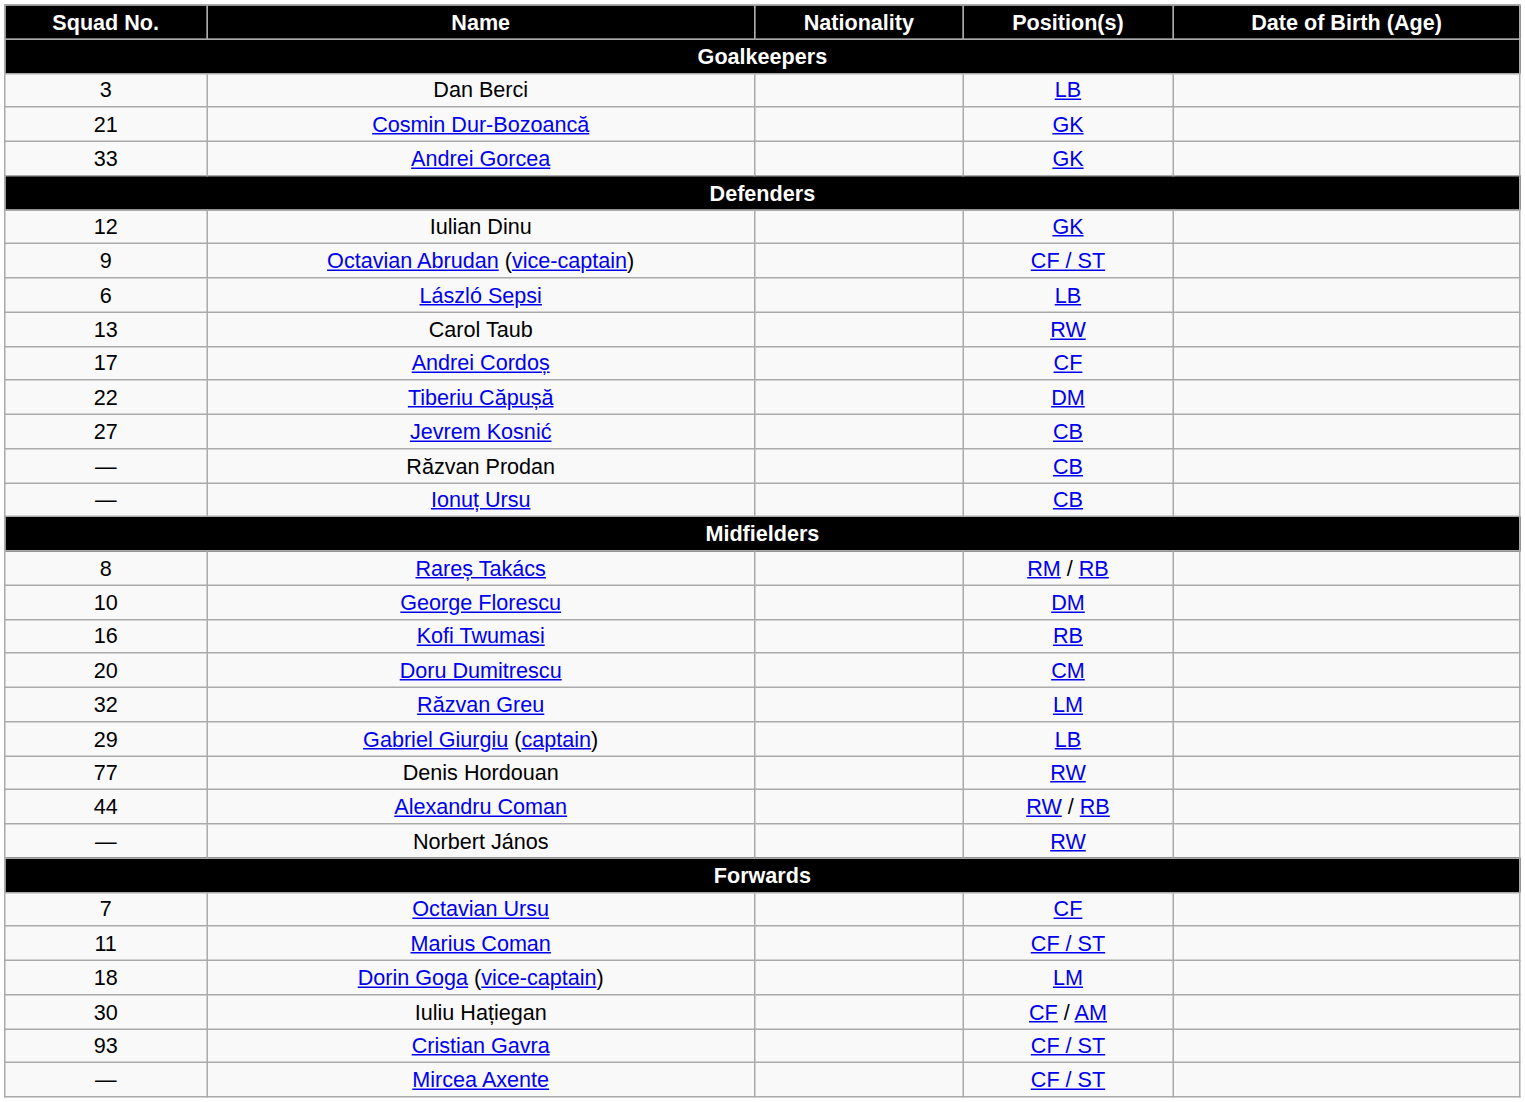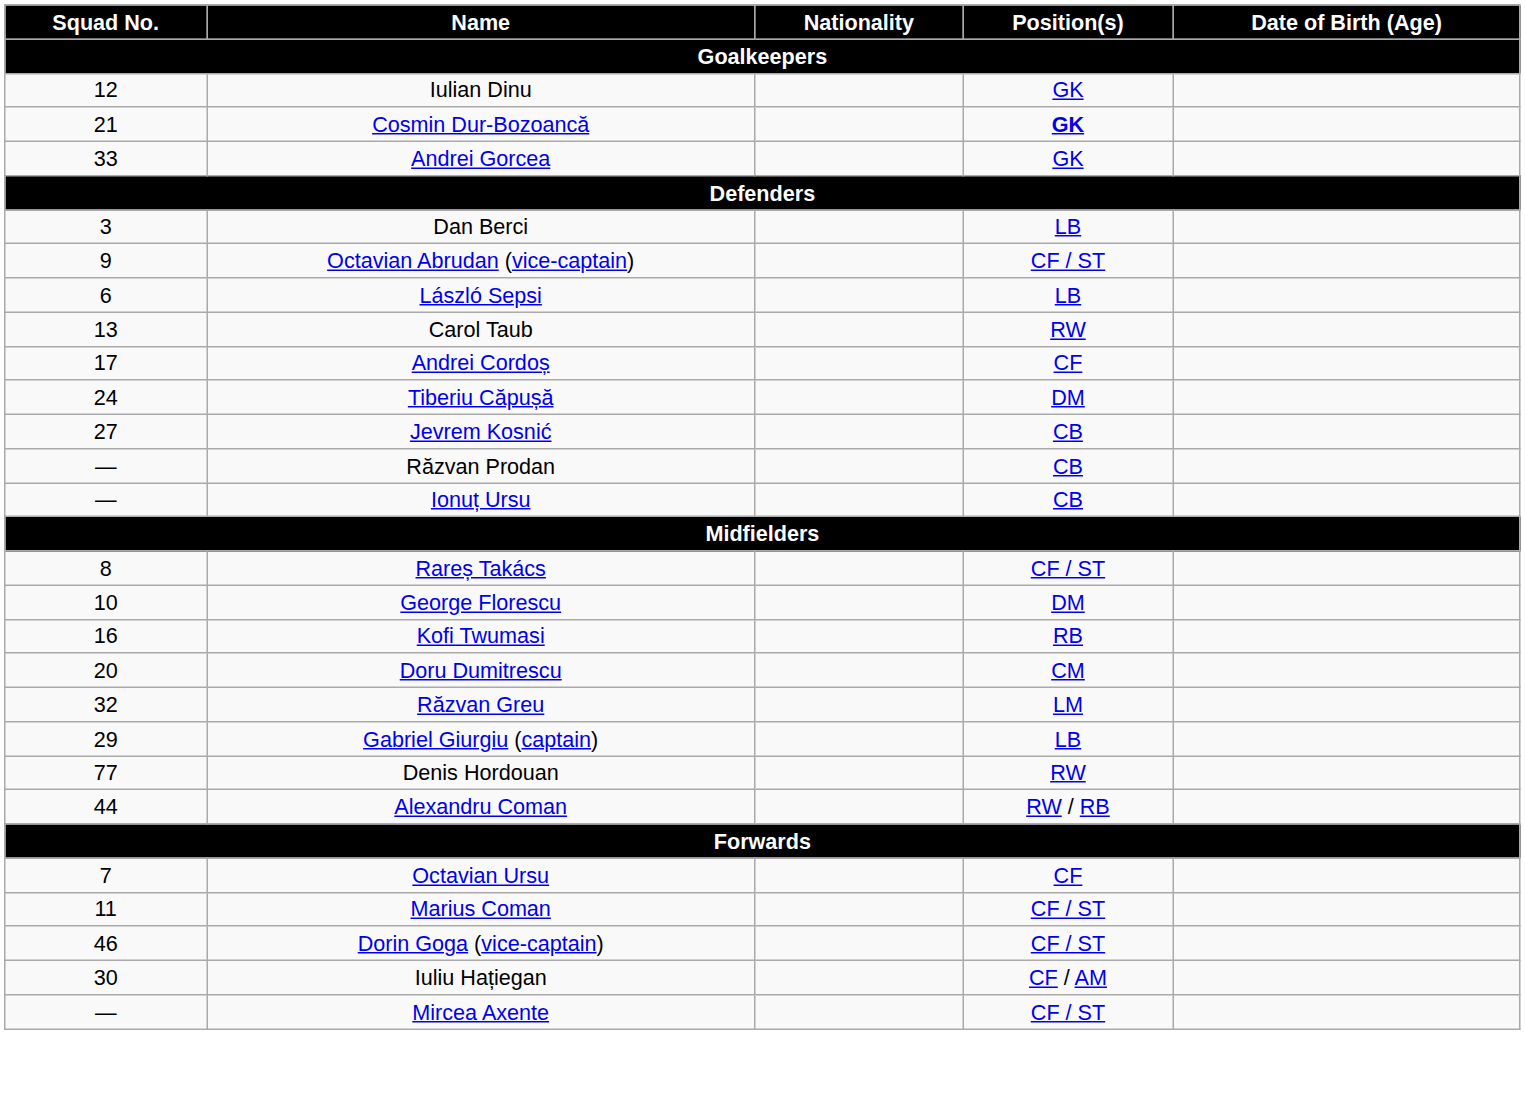rows swapped: (481, 227) <-> (481, 90)
(1068, 125) normal -> (1068, 125) bold
(106, 398) 22 -> (106, 398) 24
(1068, 568) RM / RB -> (1068, 568) CF / ST
- row: (481, 841)
(106, 978) 18 -> (106, 944) 46
(1068, 978) LM -> (1068, 944) CF / ST
- row: (481, 1046)
